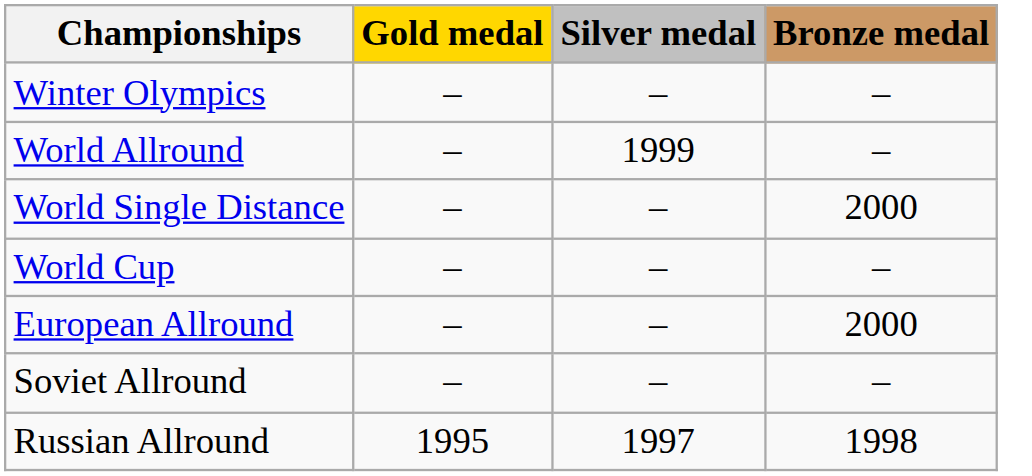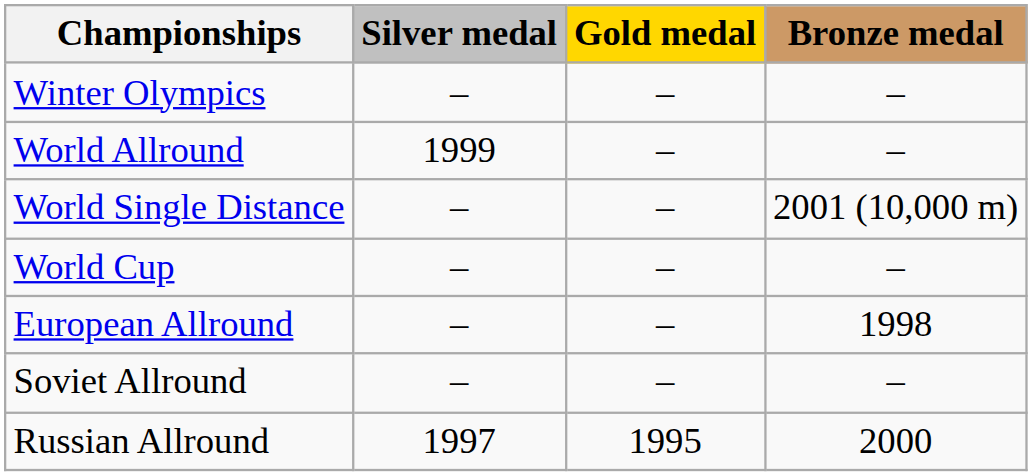columns swapped: (452, 33) <-> (658, 33)
(881, 207) 2000 -> (896, 207) 2001 (10,000 m)
(881, 324) 2000 -> (896, 324) 1998
(881, 440) 1998 -> (896, 440) 2000
